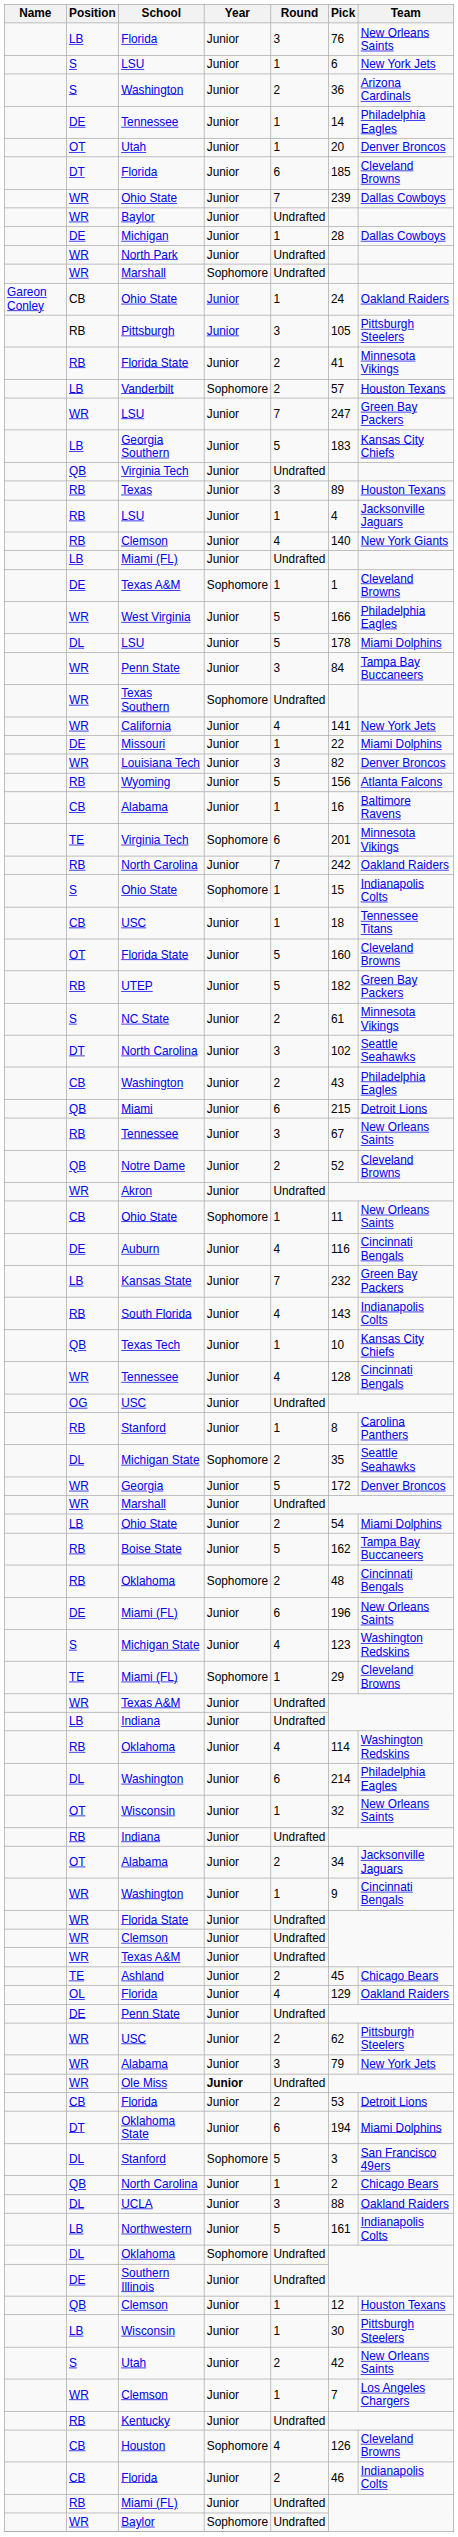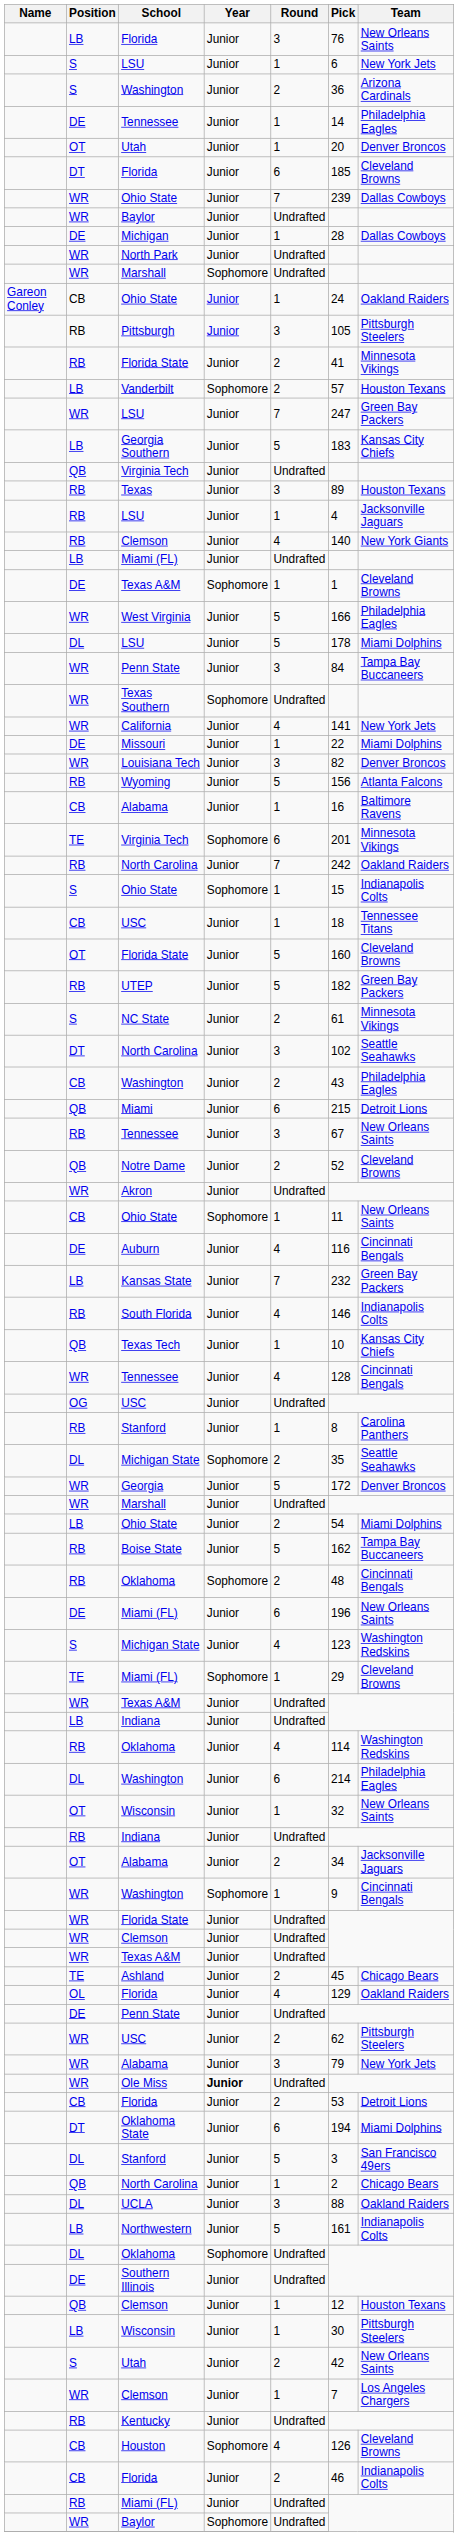(341, 1313) 143 -> (341, 1313) 146
(223, 1894) Junior -> (237, 1894) Sophomore
(237, 2159) Sophomore -> (223, 2159) Junior
